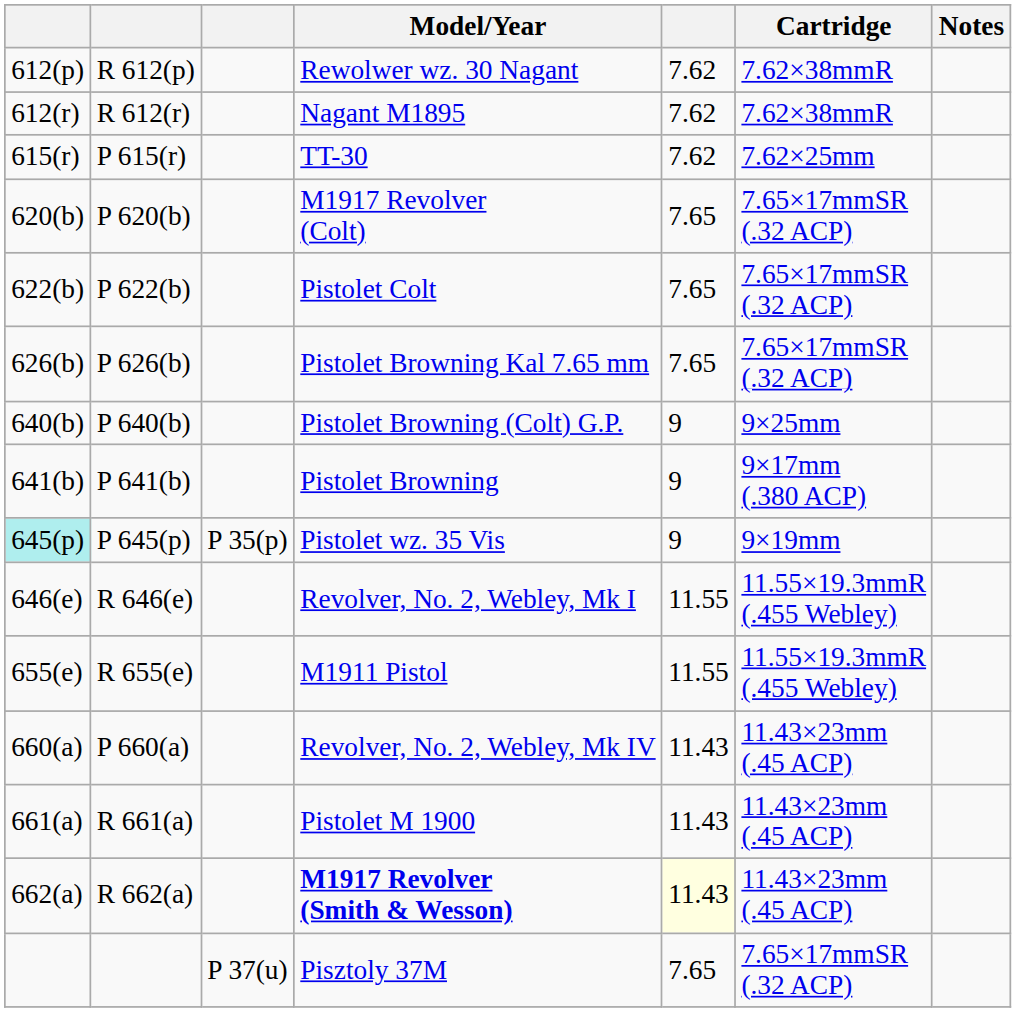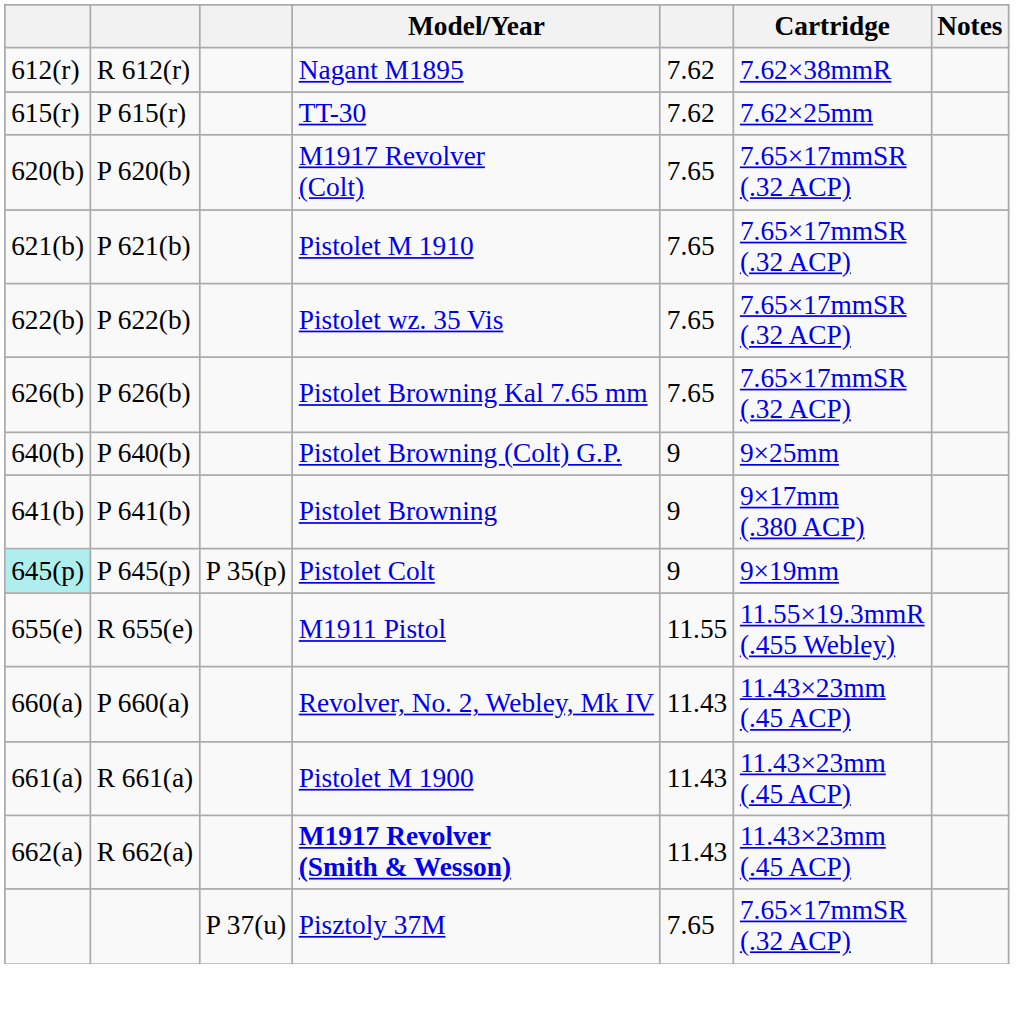- row: (146, 69)
+ row: (144, 245)
(368, 289) Pistolet Colt -> (401, 320) Pistolet wz. 35 Vis
(403, 539) Pistolet wz. 35 Vis -> (367, 570) Pistolet Colt
- row: (145, 598)
(699, 895) lightyellow background -> (697, 851) no background
